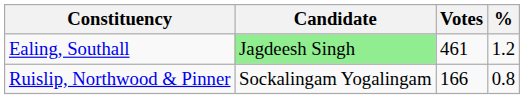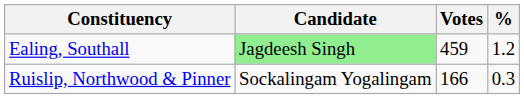(454, 49) 461 -> (454, 49) 459
(503, 78) 0.8 -> (503, 78) 0.3
